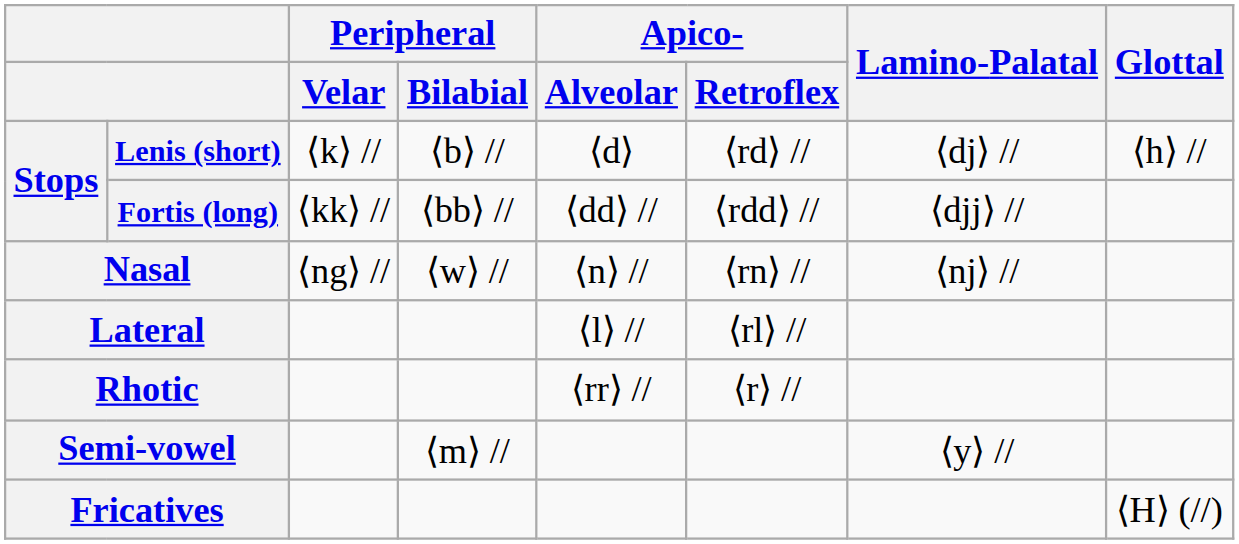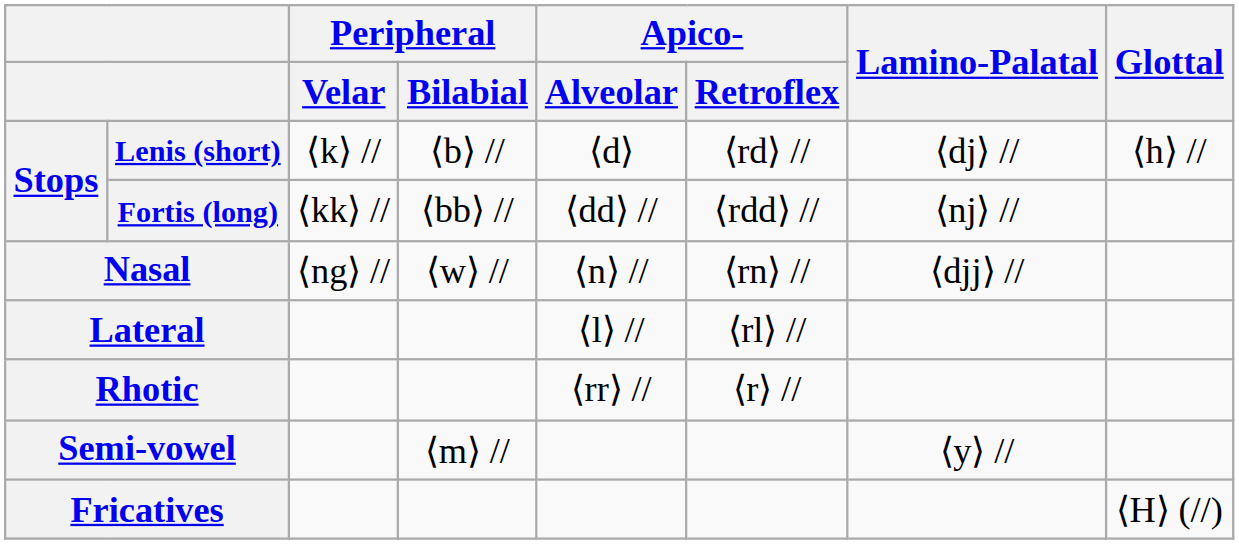(977, 210) ⟨djj⟩ // -> (977, 210) ⟨nj⟩ //
(977, 270) ⟨nj⟩ // -> (977, 270) ⟨djj⟩ //
